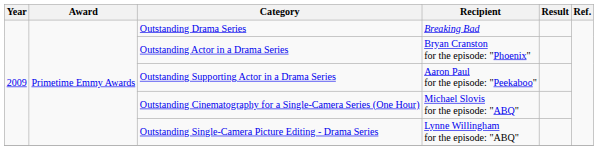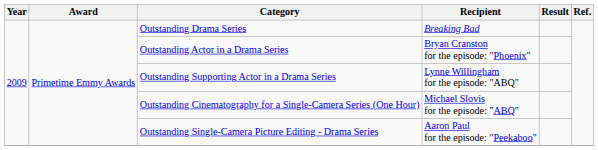(480, 77) Aaron Paul for the episode: "Peekaboo" -> (472, 77) Lynne Willingham for the episode: "ABQ"
(472, 132) Lynne Willingham for the episode: "ABQ" -> (480, 132) Aaron Paul for the episode: "Peekaboo"
